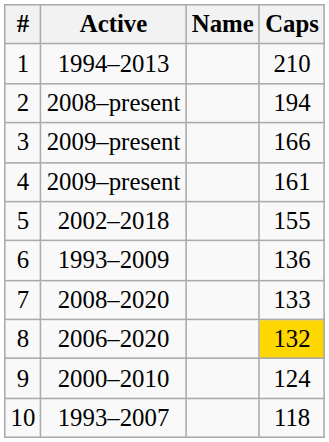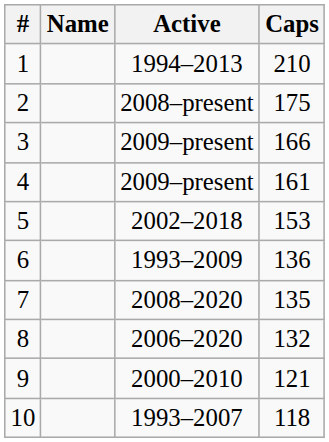columns swapped: (223, 24) <-> (114, 24)
(292, 102) 194 -> (292, 102) 175
(292, 220) 155 -> (292, 220) 153
(292, 299) 133 -> (292, 299) 135
(292, 338) gold background -> (292, 338) no background
(292, 378) 124 -> (292, 378) 121
